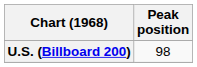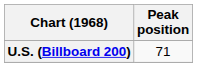(163, 51) 98 -> (163, 51) 71
